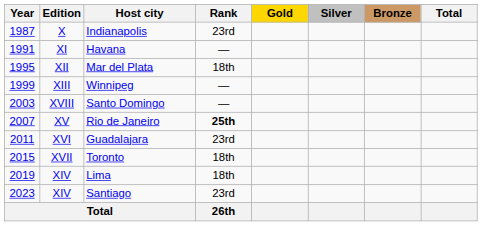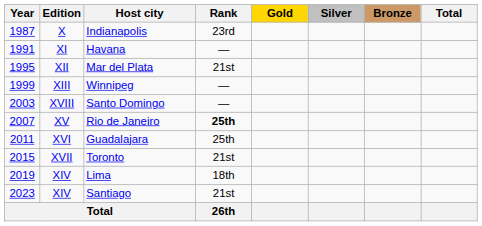(224, 67) 18th -> (224, 67) 21st
(224, 139) 23rd -> (224, 139) 25th
(224, 157) 18th -> (224, 157) 21st
(224, 193) 23rd -> (224, 193) 21st
